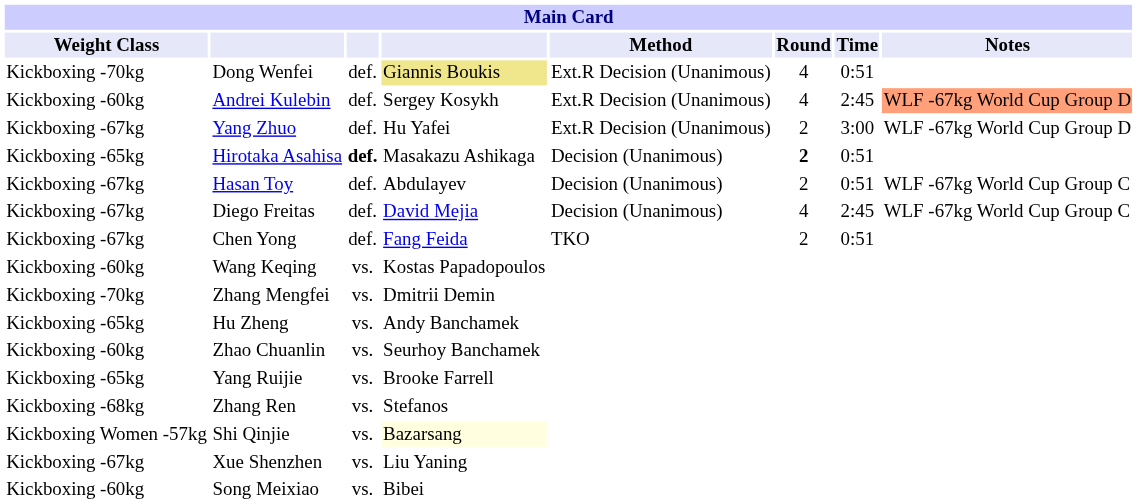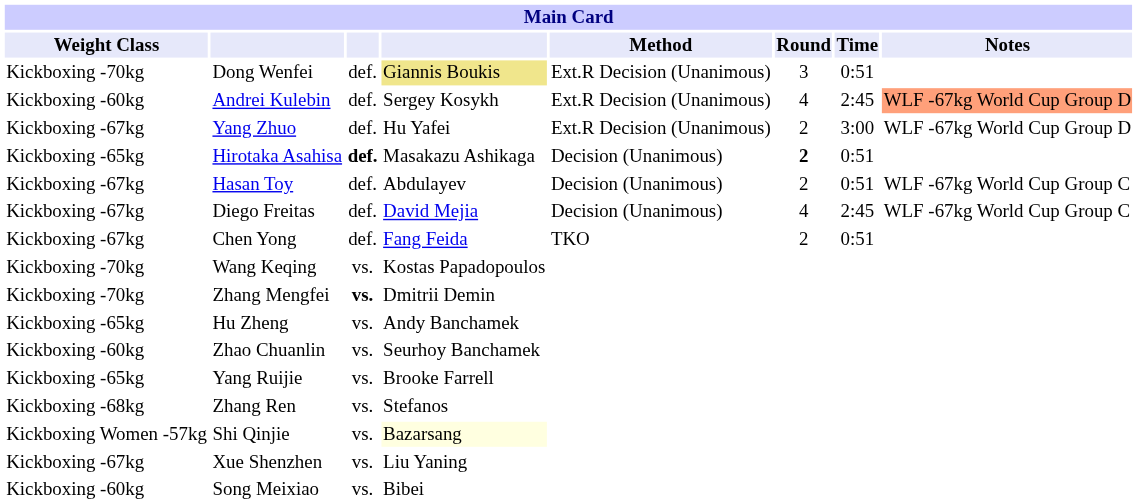(804, 72) 4 -> (804, 72) 3
(75, 267) Kickboxing -60kg -> (75, 267) Kickboxing -70kg
(363, 295) normal -> (363, 295) bold
